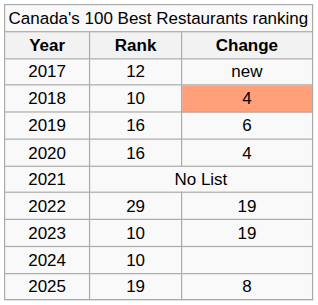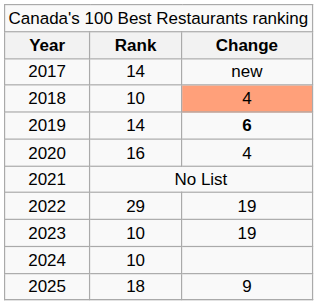(136, 72) 12 -> (136, 72) 14
(136, 126) 16 -> (136, 126) 14
(247, 126) normal -> (247, 126) bold
(136, 287) 19 -> (136, 287) 18
(247, 287) 8 -> (247, 287) 9
